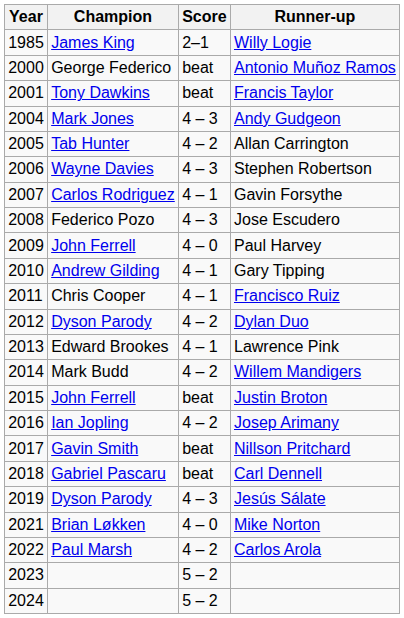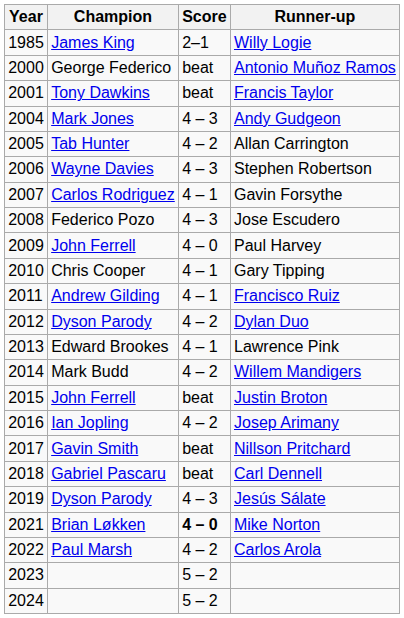(105, 270) Andrew Gilding -> (98, 270) Chris Cooper
(98, 296) Chris Cooper -> (105, 296) Andrew Gilding
(200, 524) normal -> (200, 524) bold
